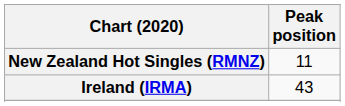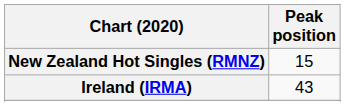(304, 61) 11 -> (304, 61) 15
